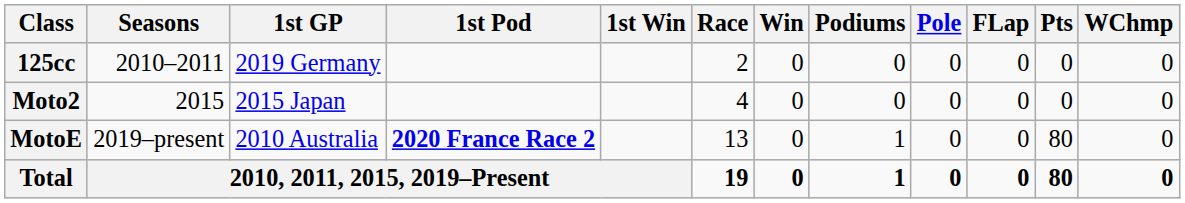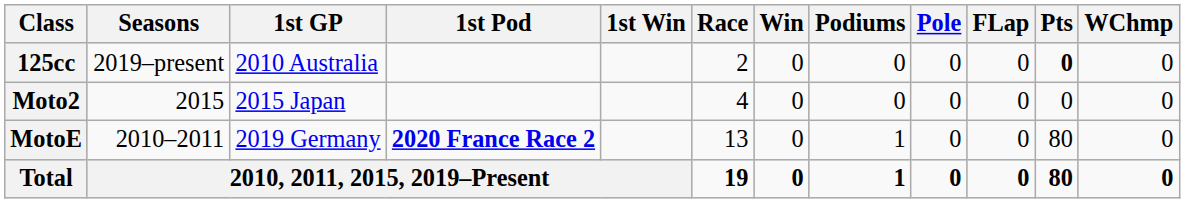(170, 62) 2010–2011 -> (159, 62) 2019–present
(308, 62) 2019 Germany -> (307, 62) 2010 Australia
(1067, 62) normal -> (1067, 62) bold
(159, 139) 2019–present -> (170, 139) 2010–2011
(307, 139) 2010 Australia -> (308, 139) 2019 Germany
